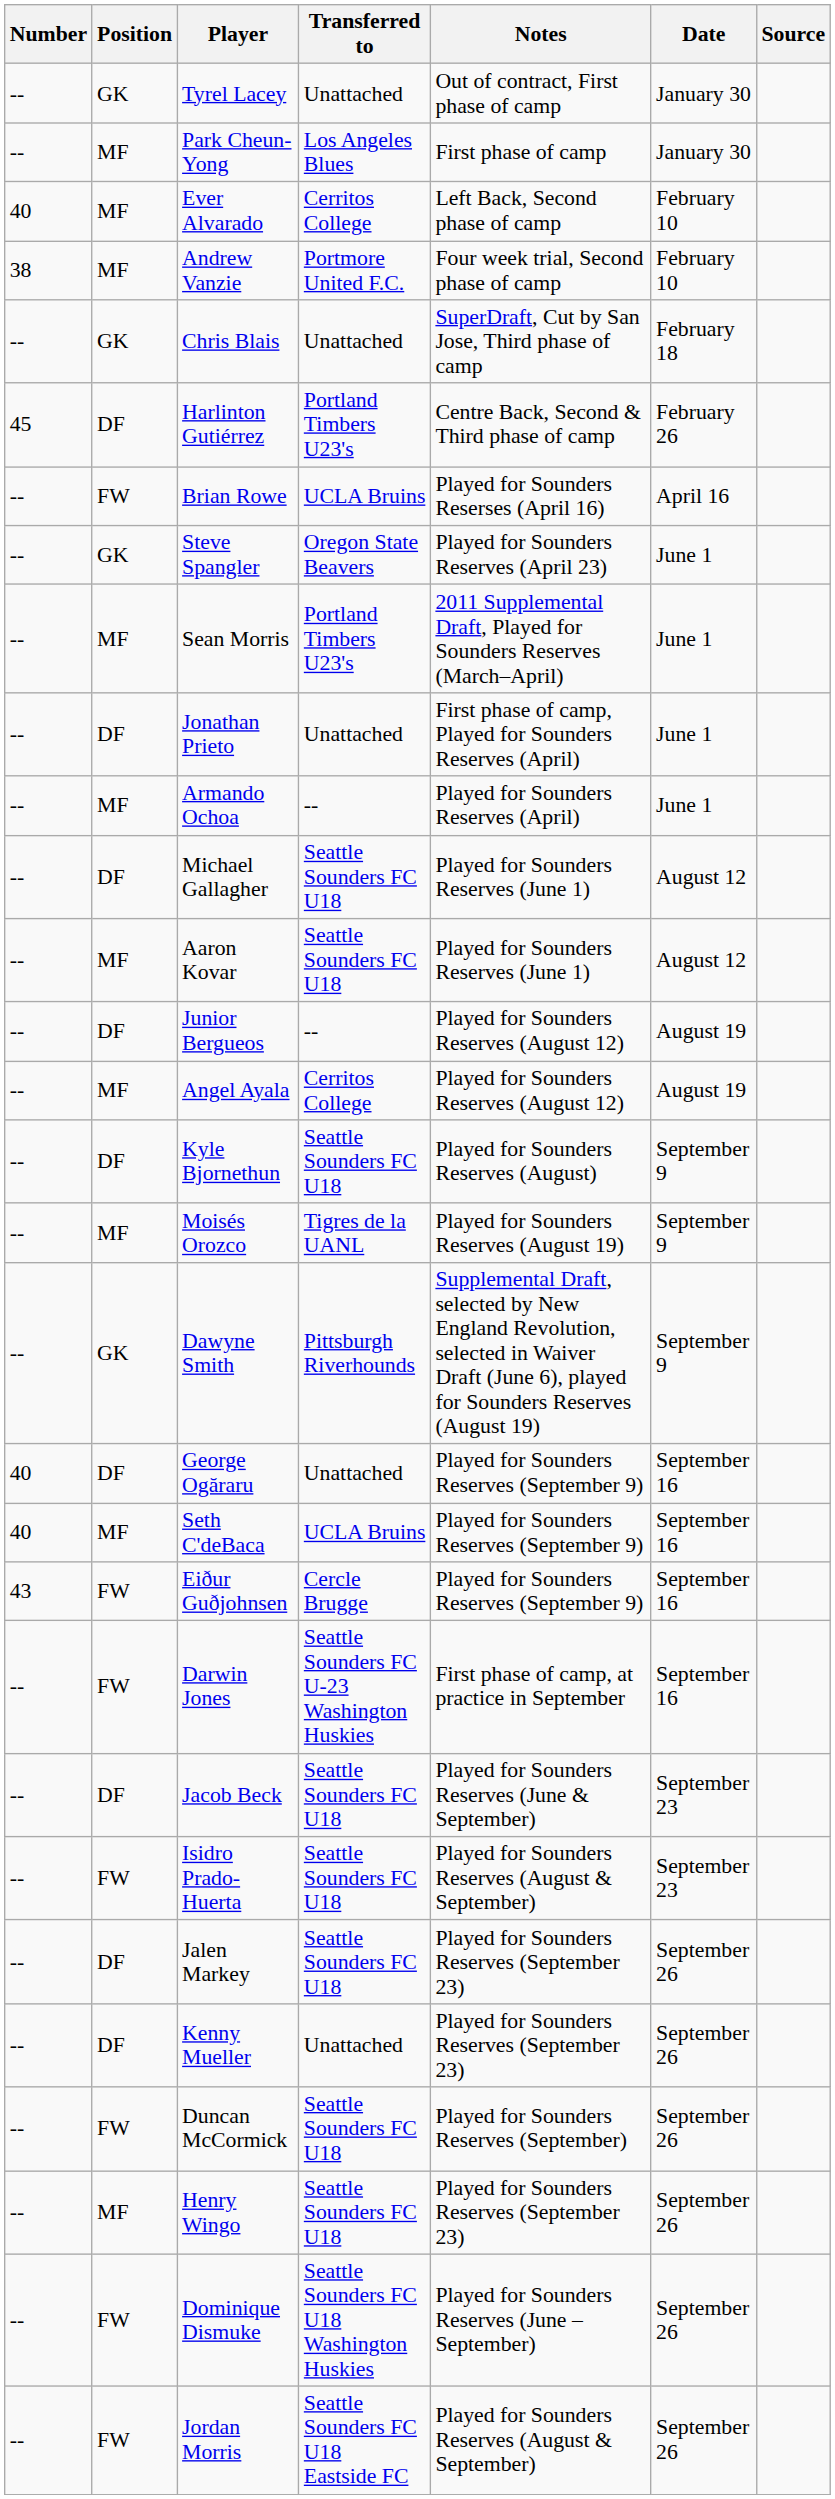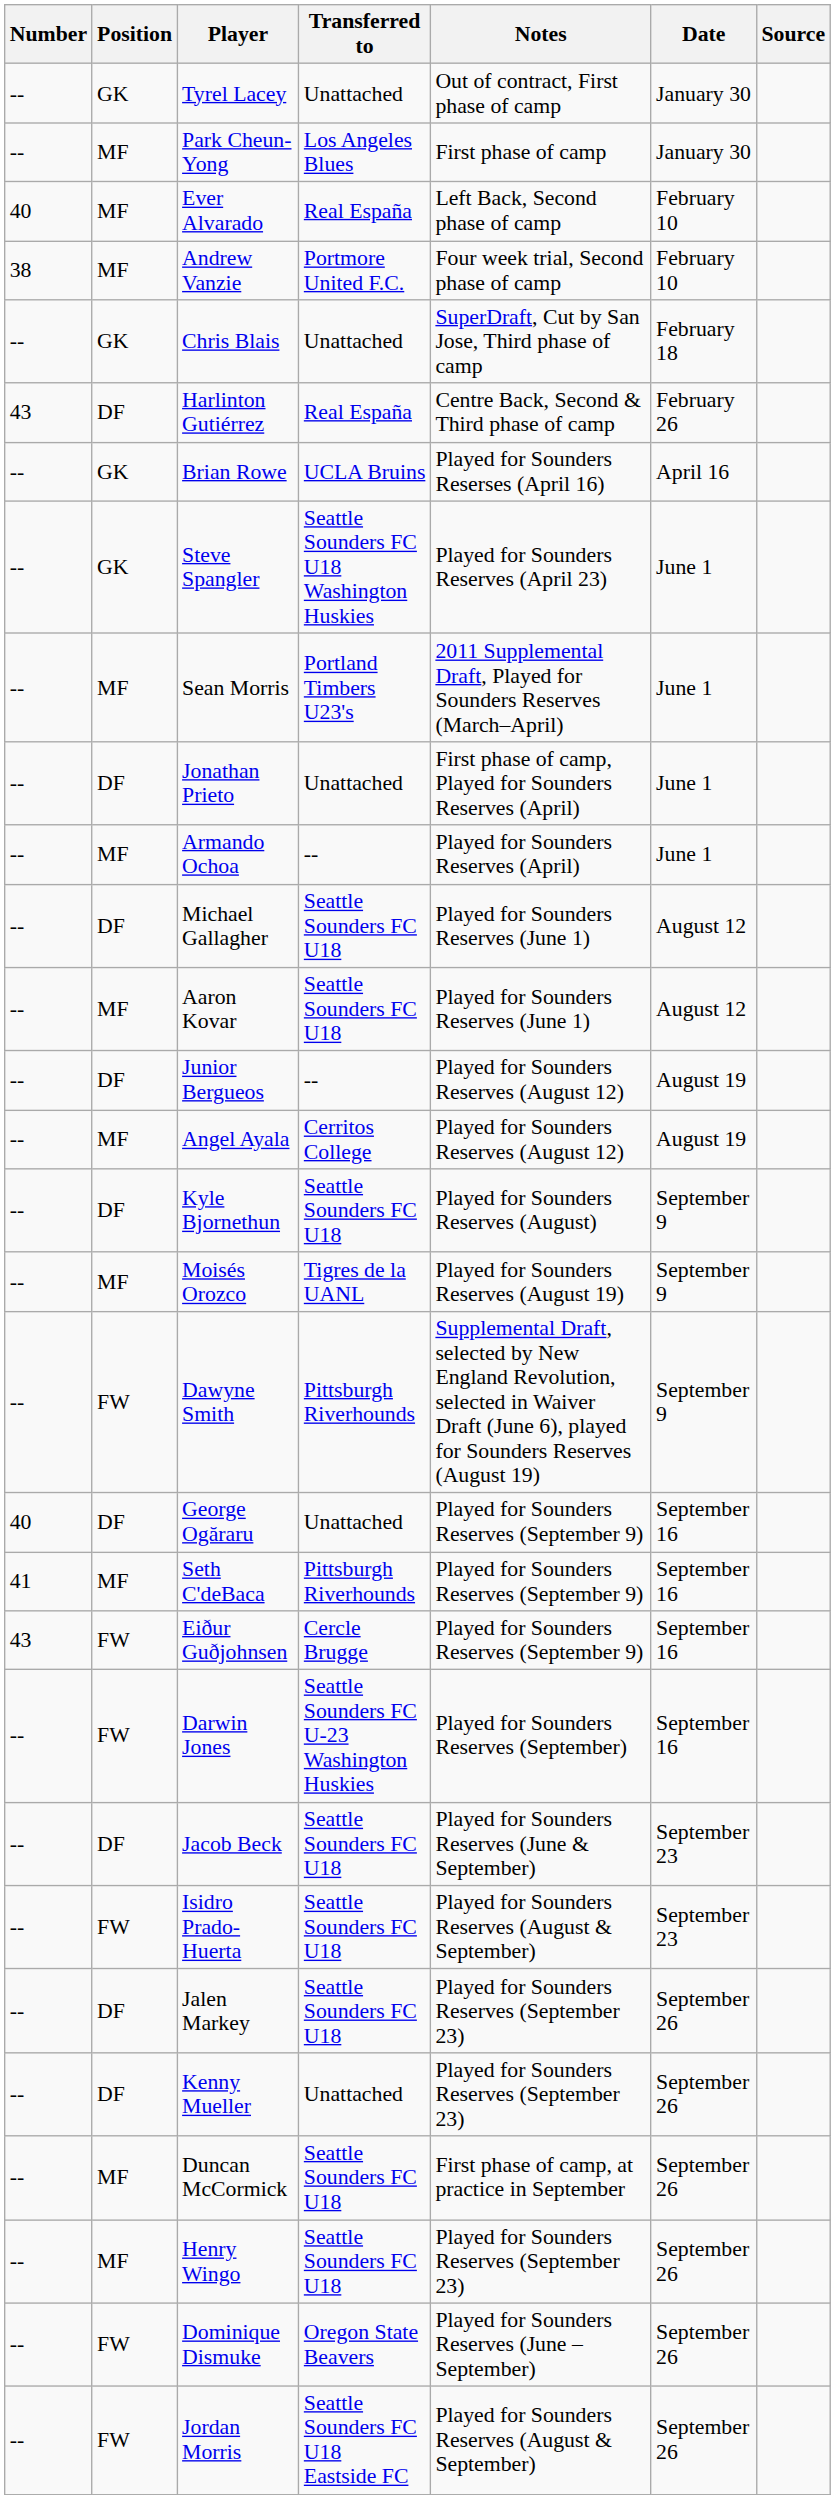(339, 210) Cerritos College -> (358, 210) Real España
(21, 424) 45 -> (21, 412) 43
(341, 424) Portland Timbers U23's -> (358, 412) Real España
(113, 495) FW -> (113, 471) GK
(361, 554) Oregon State Beavers -> (360, 567) Seattle Sounders FC U18 Washington Huskies
(113, 1352) GK -> (113, 1401) FW
(21, 1532) 40 -> (21, 1580) 41
(365, 1532) UCLA Bruins -> (359, 1580) Pittsburgh Riverhounds
(534, 1686) First phase of camp, at practice in September -> (531, 1735) Played for Sounders Reserves (September)
(113, 2128) FW -> (113, 2177) MF
(531, 2128) Played for Sounders Reserves (September) -> (534, 2177) First phase of camp, at practice in September
(360, 2319) Seattle Sounders FC U18 Washington Huskies -> (361, 2344) Oregon State Beavers
